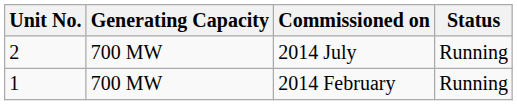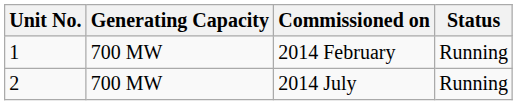rows swapped: (337, 83) <-> (317, 52)
